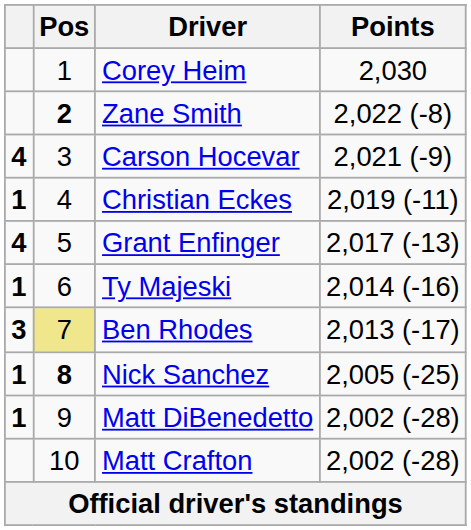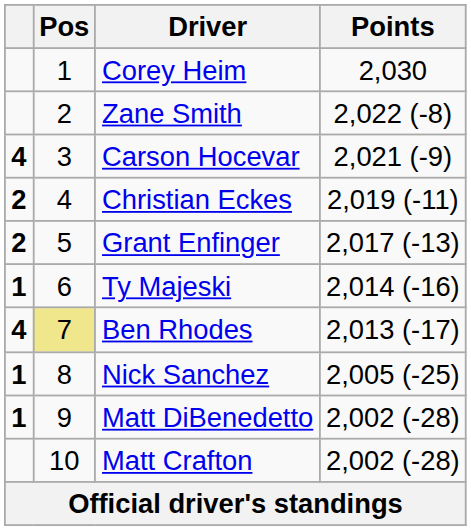(64, 113) bold -> (64, 113) normal
(19, 200) 1 -> (19, 200) 2
(19, 243) 4 -> (19, 243) 2
(19, 330) 3 -> (19, 330) 4
(64, 373) bold -> (64, 373) normal
